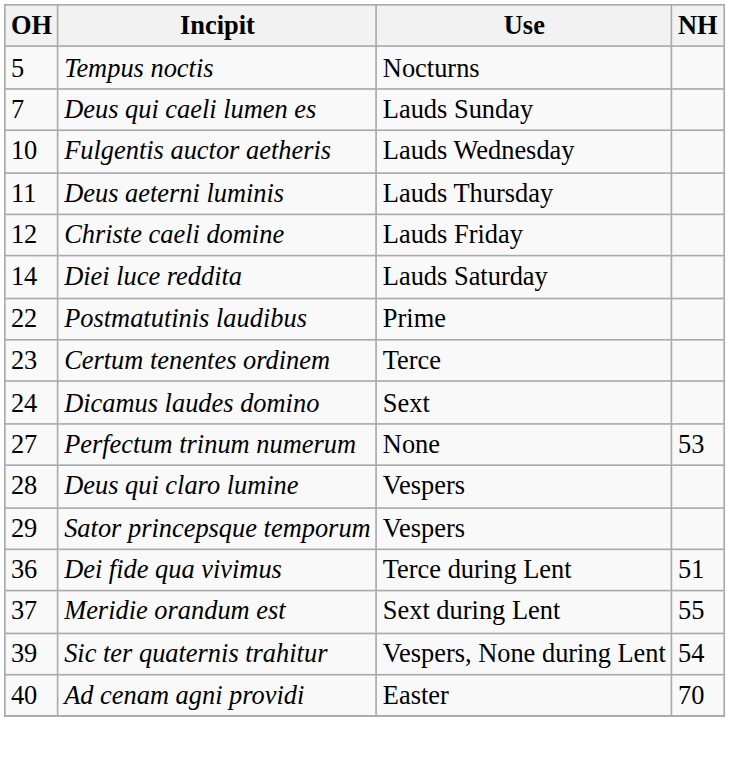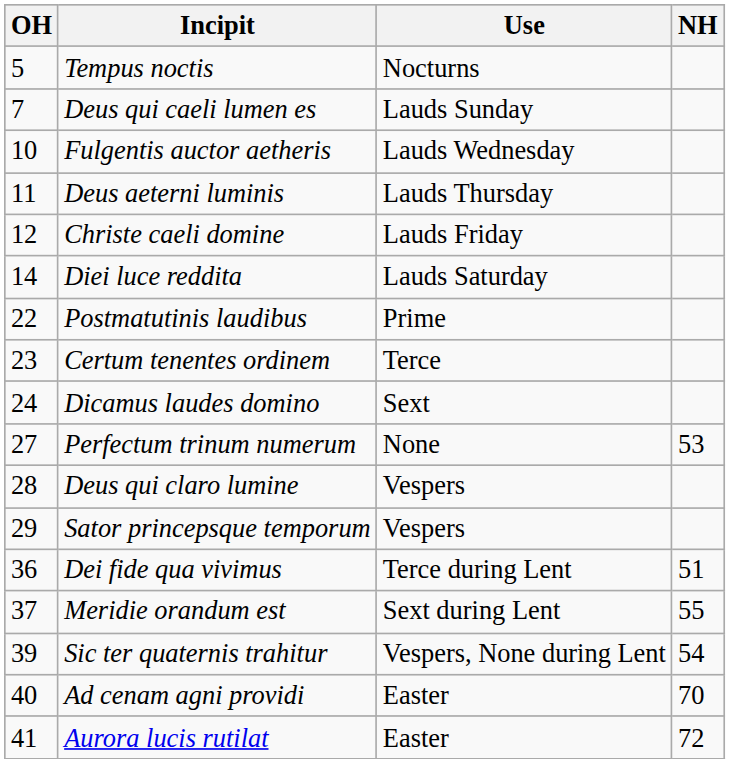+ row: (166, 737)
